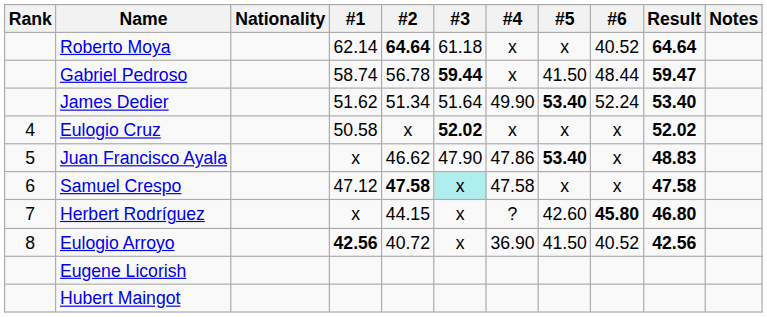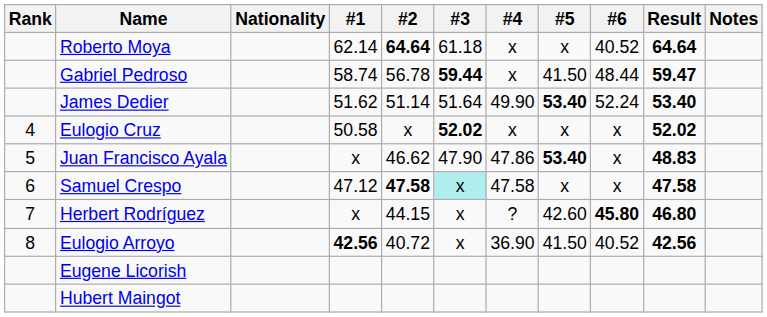(408, 102) 51.34 -> (408, 102) 51.14
